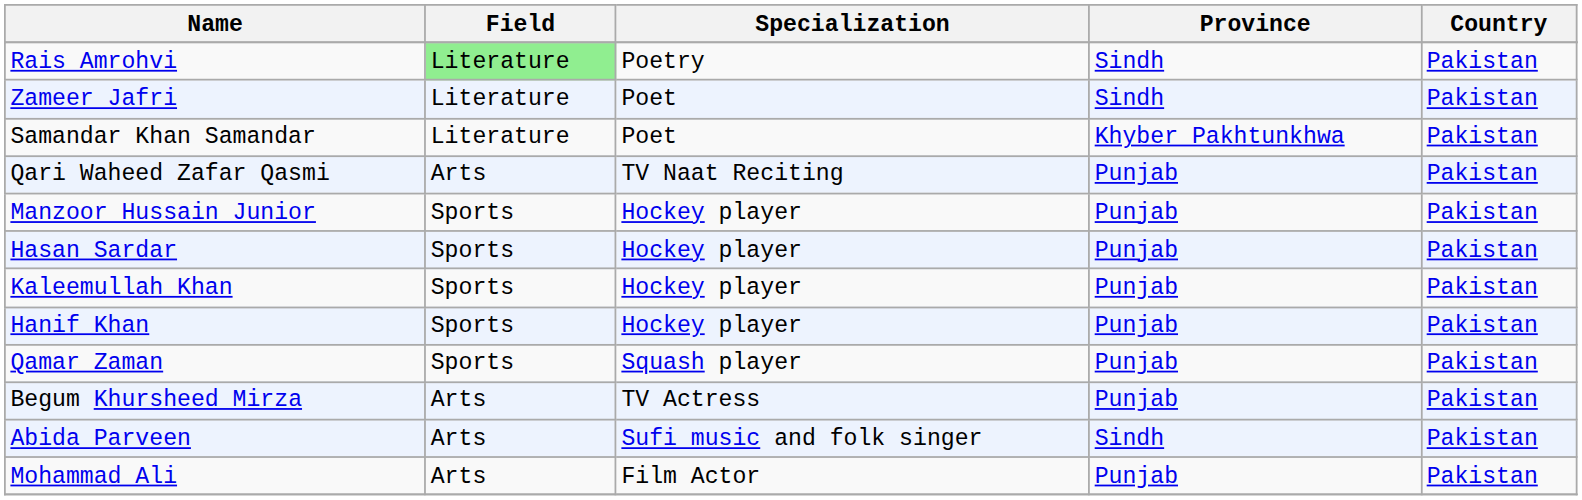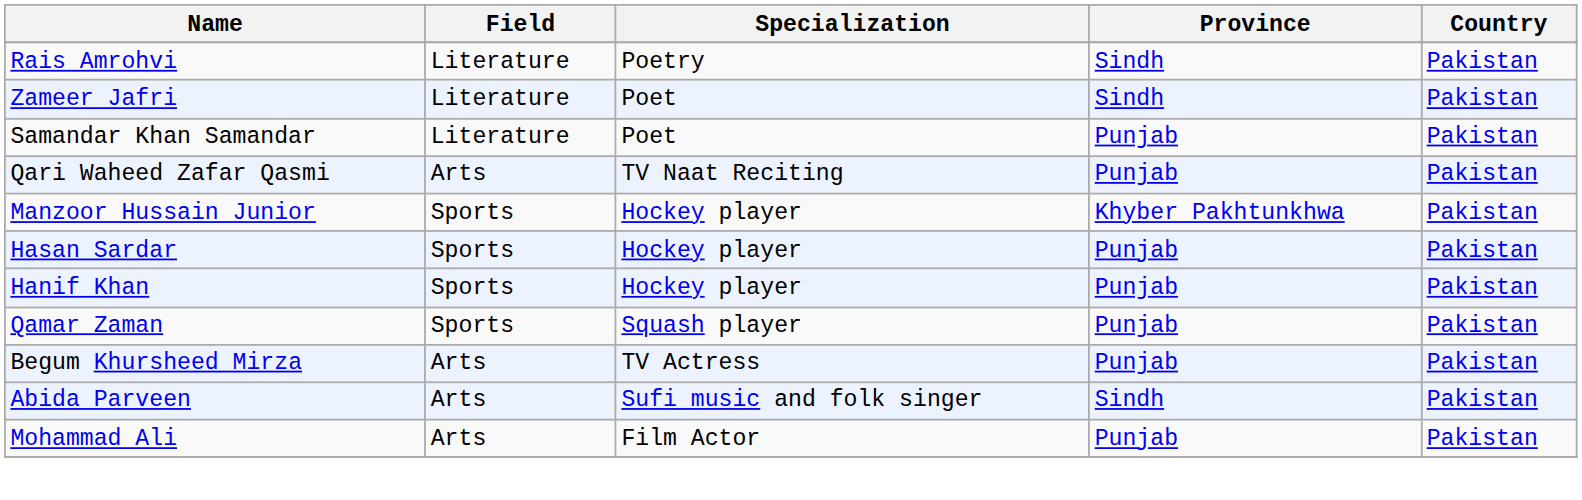(500, 61) lightgreen background -> (500, 61) no background
(1220, 137) Khyber Pakhtunkhwa -> (1136, 137) Punjab
(1136, 212) Punjab -> (1220, 212) Khyber Pakhtunkhwa
- row: (121, 288)
